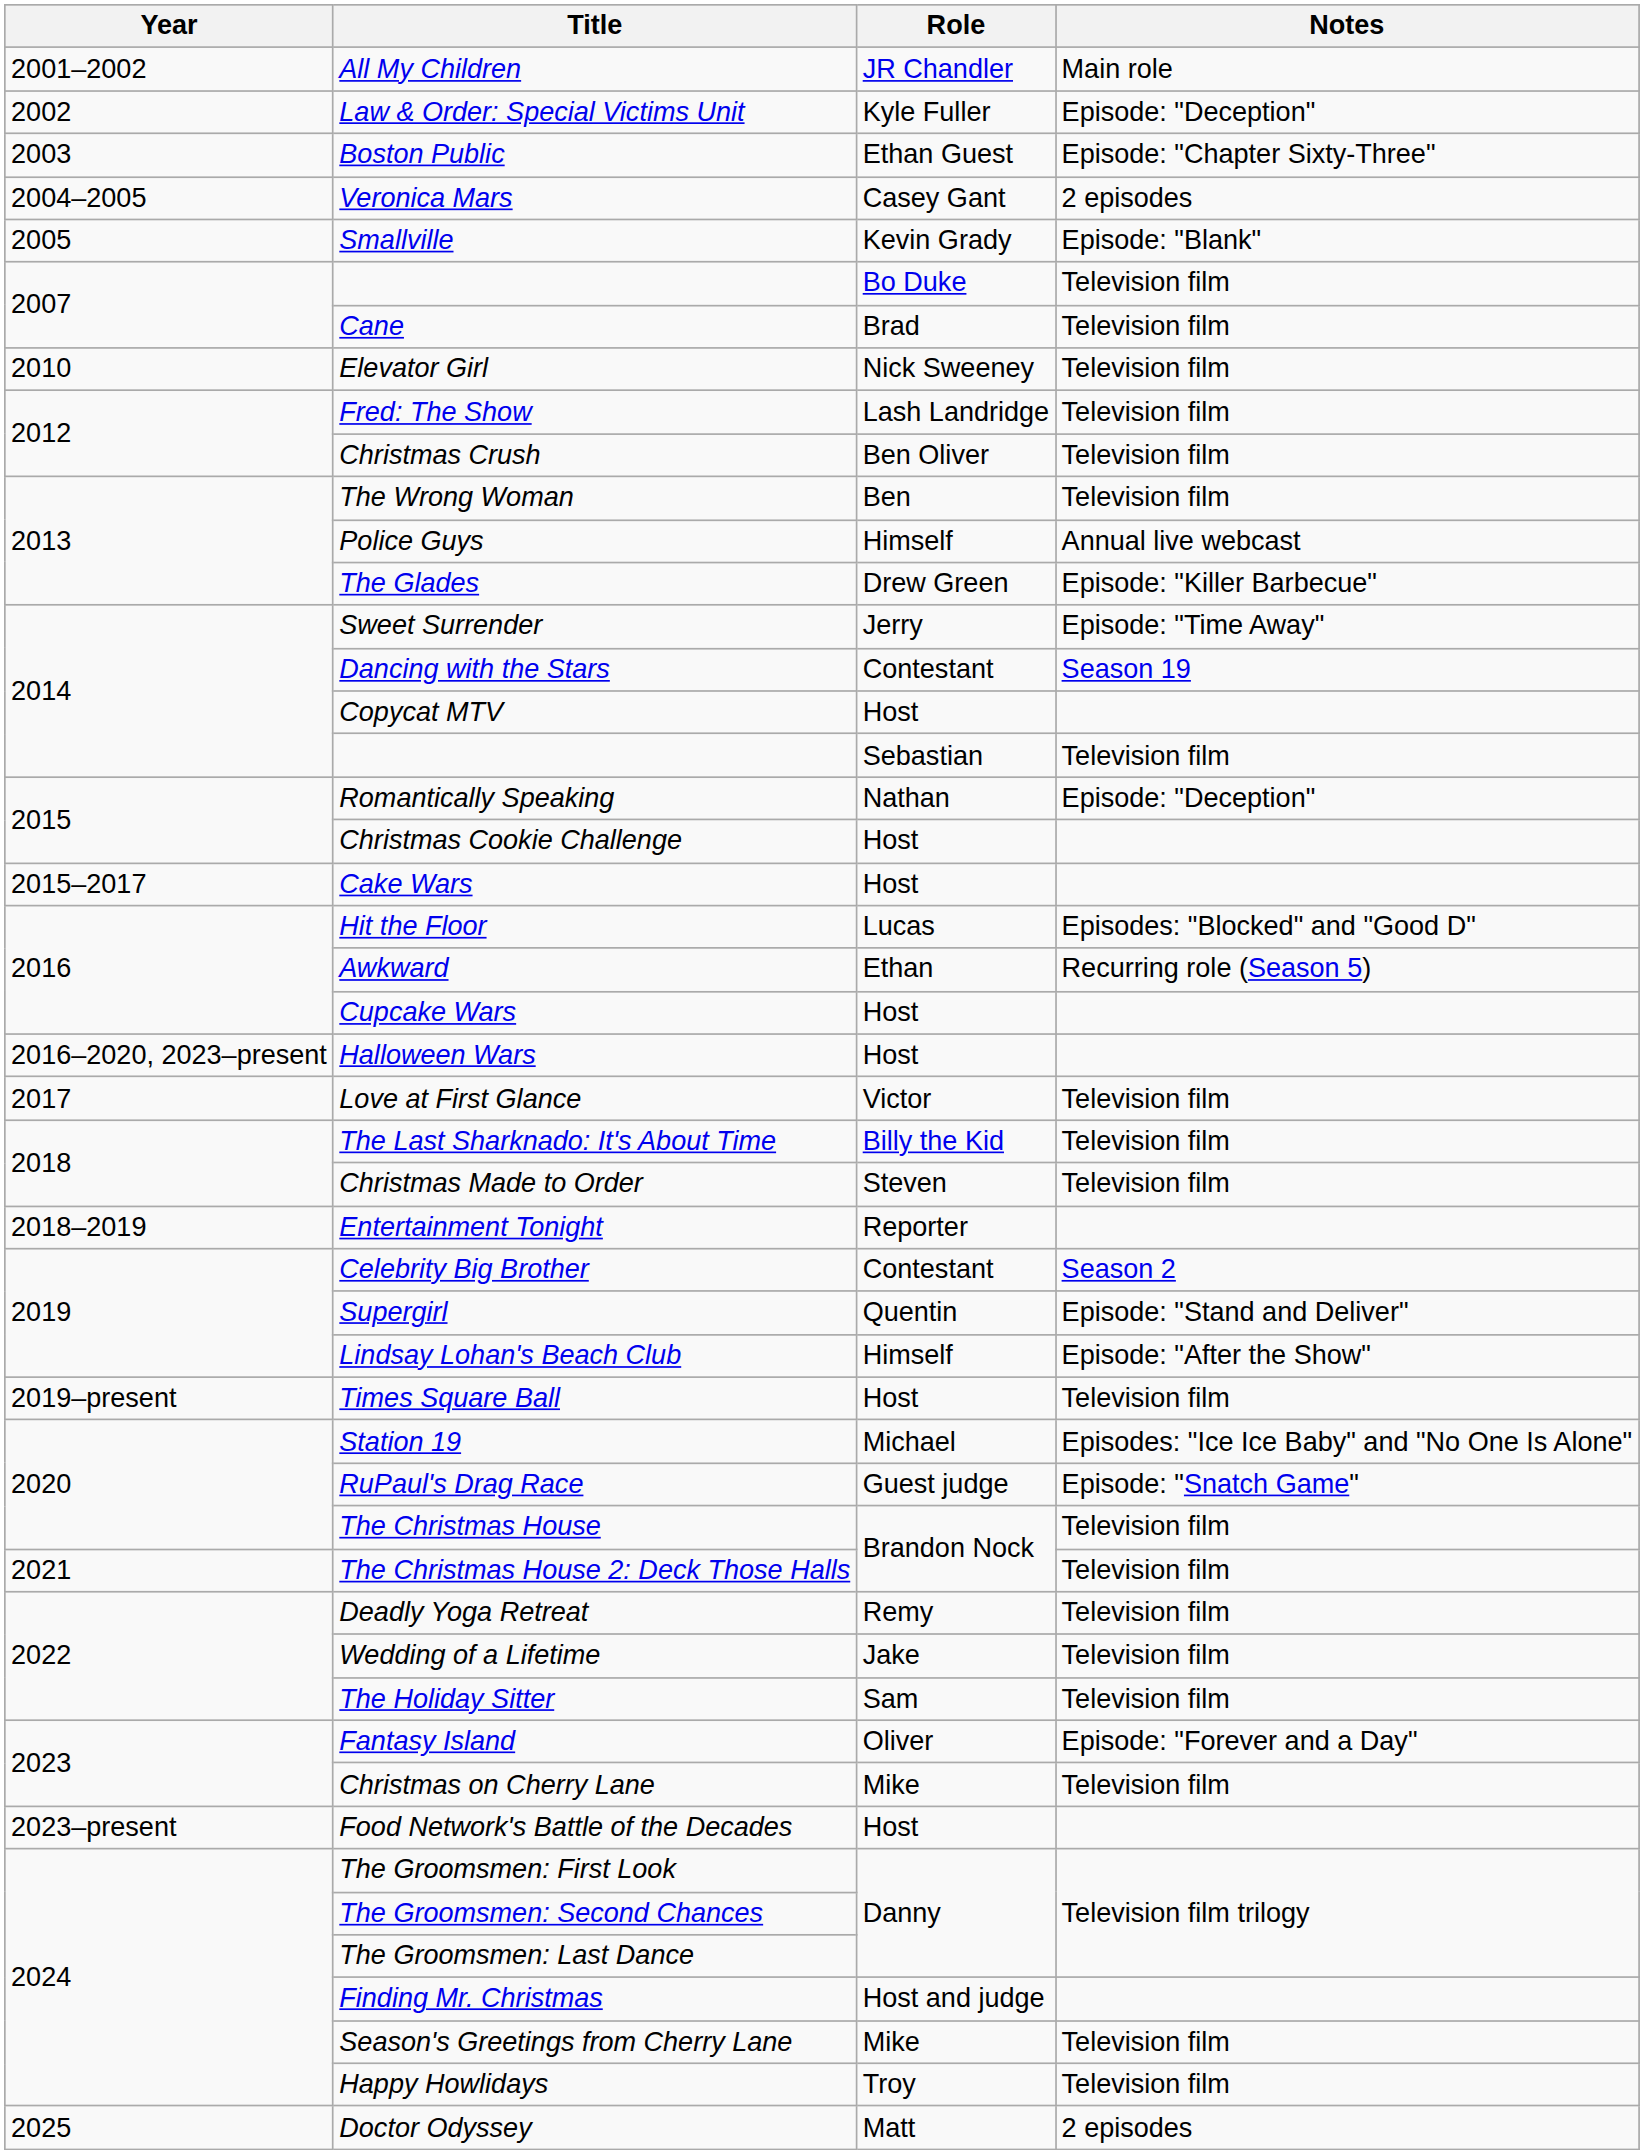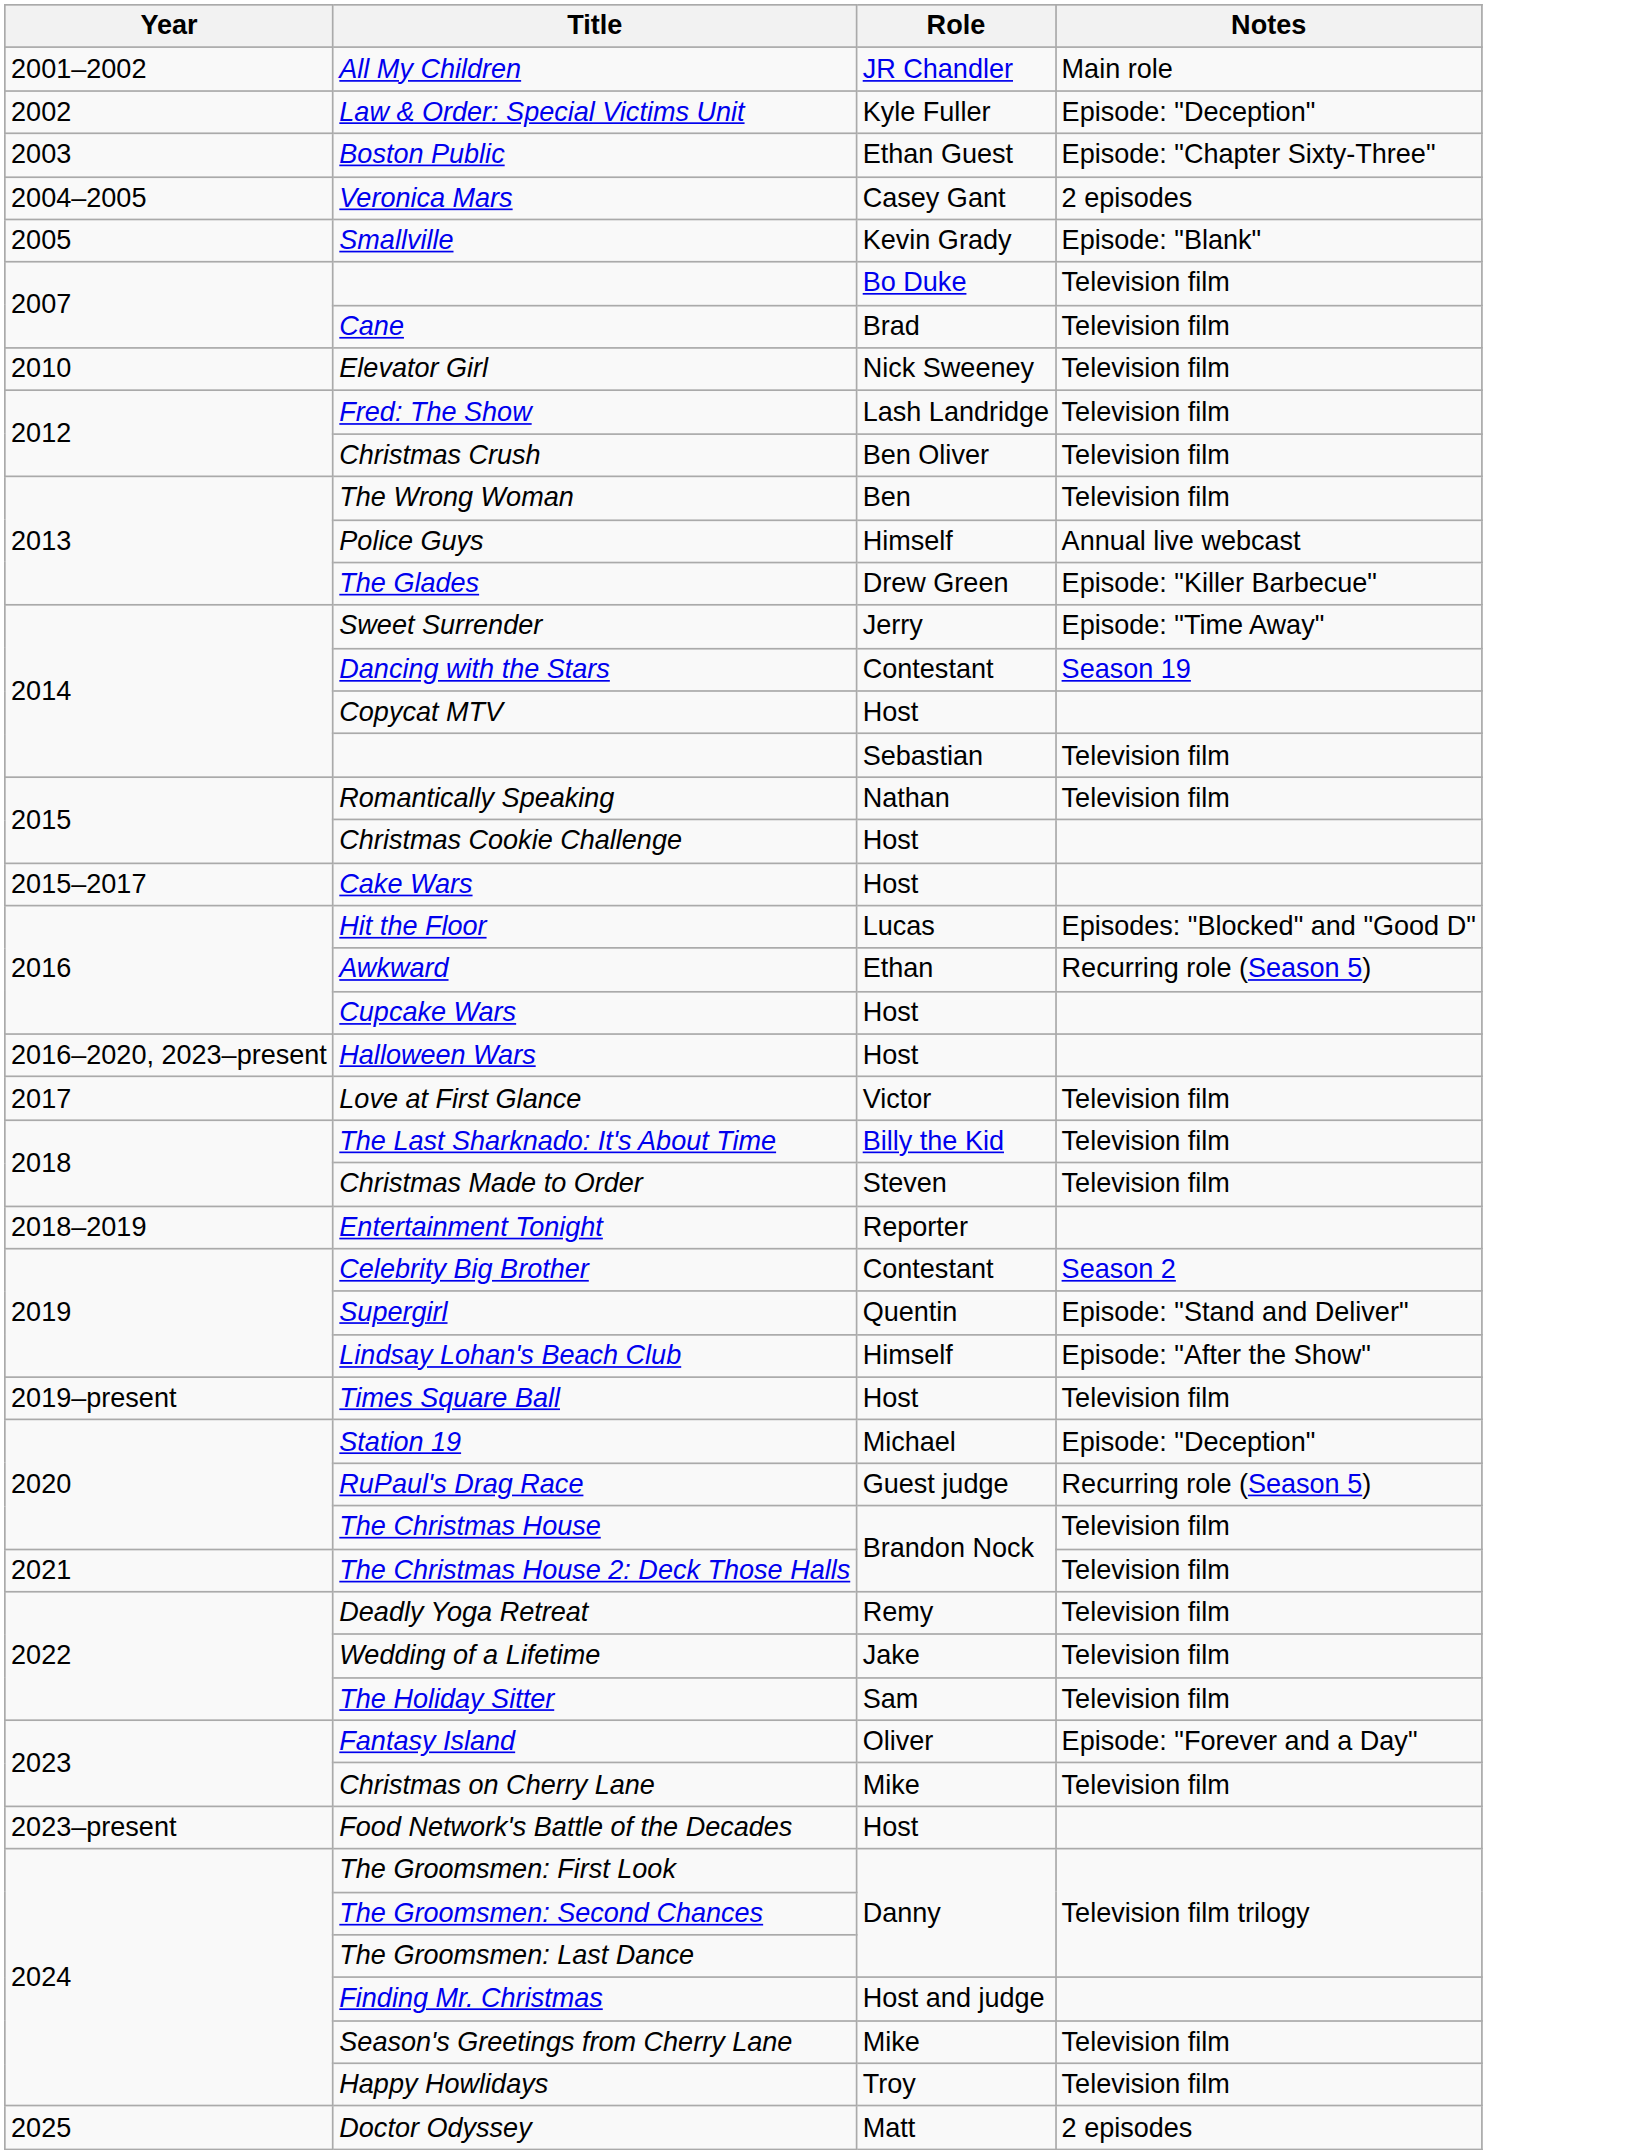(1188, 797) Episode: "Deception" -> (1146, 797) Television film
(1347, 1441) Episodes: "Ice Ice Baby" and "No One Is Alone" -> (1188, 1441) Episode: "Deception"
(1210, 1483) Episode: "Snatch Game" -> (1216, 1483) Recurring role (Season 5)
